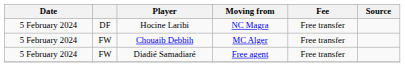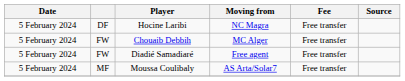+ row: (162, 68)
